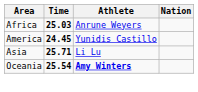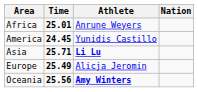(59, 25) 25.03 -> (59, 25) 25.01
(88, 53) normal -> (88, 53) bold
+ row: (22, 66)
(59, 66) 25.54 -> (59, 80) 25.56
